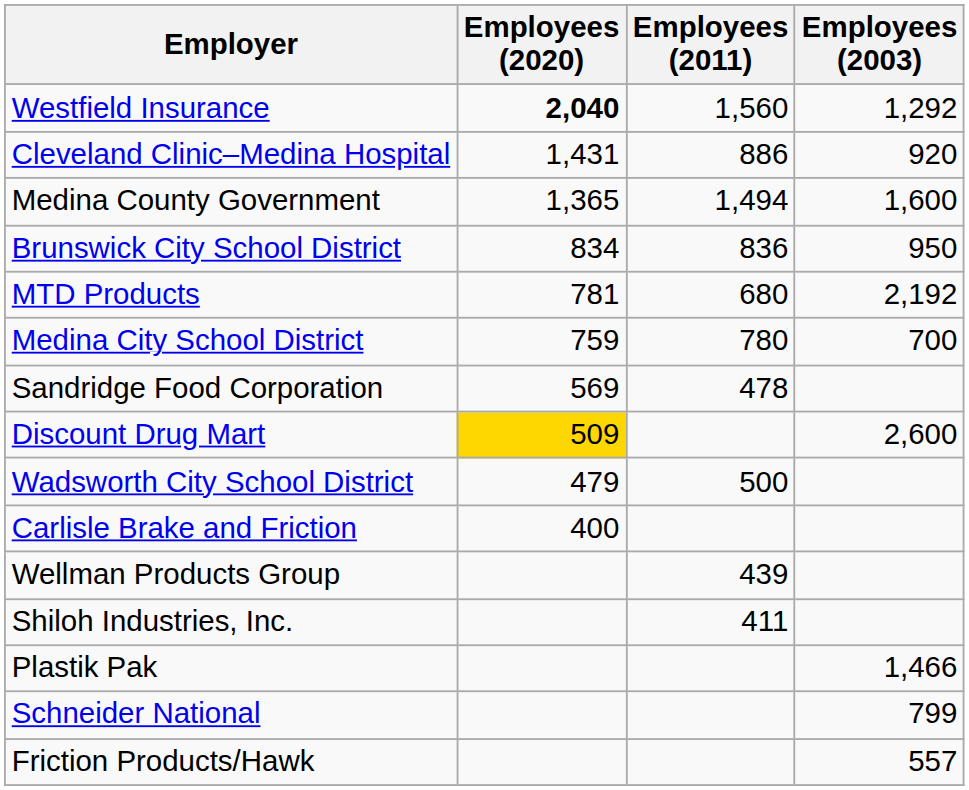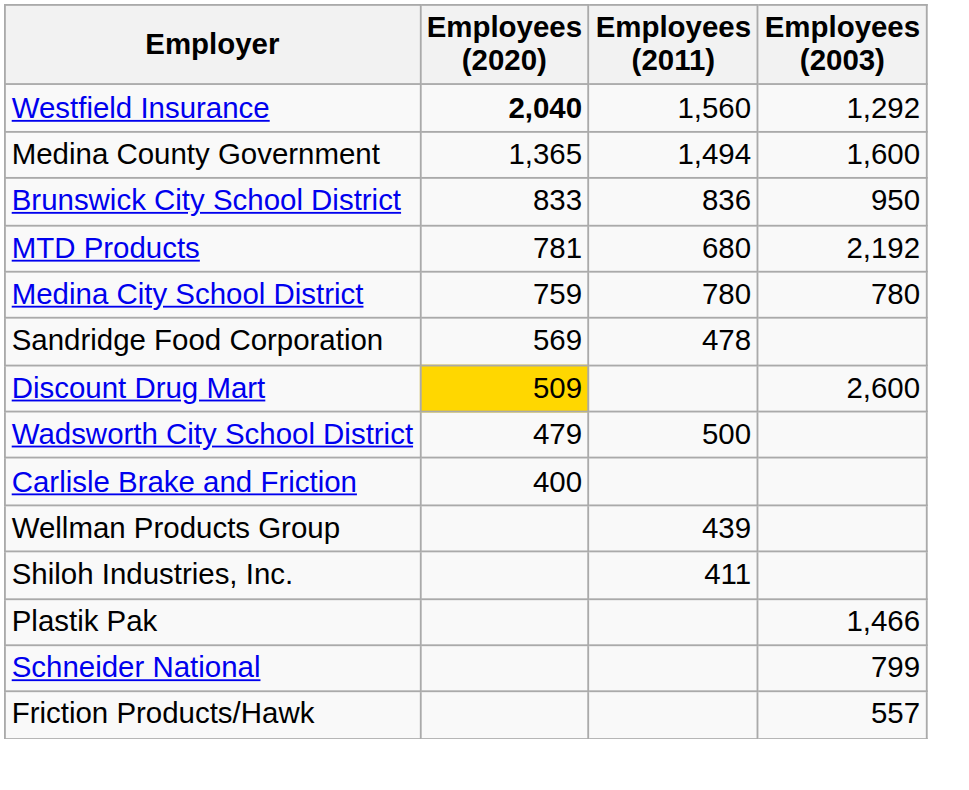- row: (231, 154)
(595, 247) 834 -> (558, 201) 833
(933, 341) 700 -> (896, 294) 780
